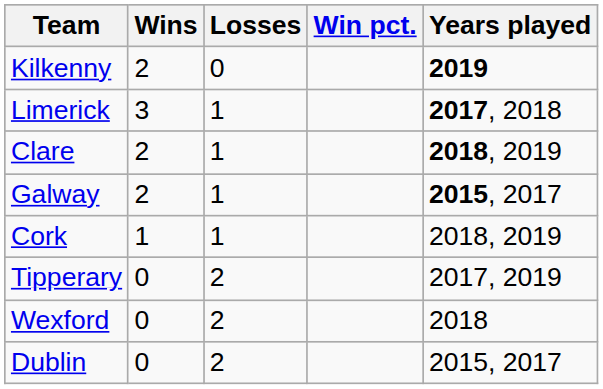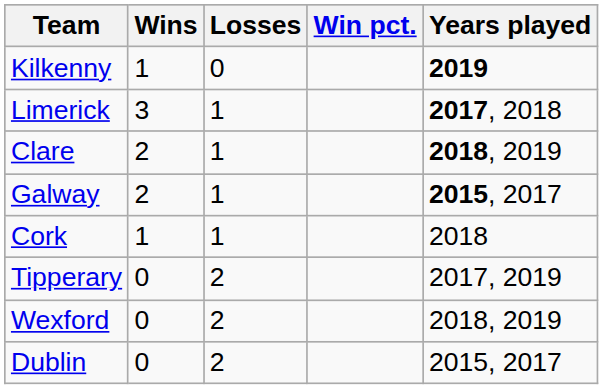(142, 67) 2 -> (142, 67) 1
(495, 236) 2018, 2019 -> (458, 236) 2018
(458, 320) 2018 -> (495, 320) 2018, 2019
